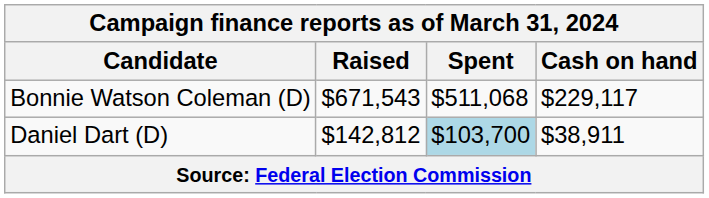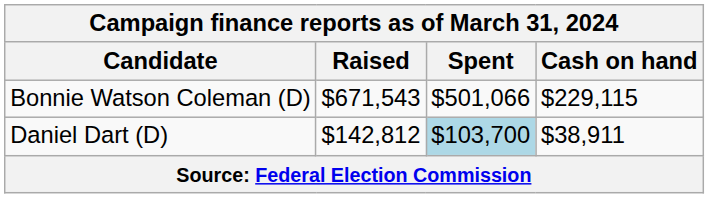(480, 98) $511,068 -> (481, 98) $501,066
(589, 98) $229,117 -> (589, 98) $229,115
